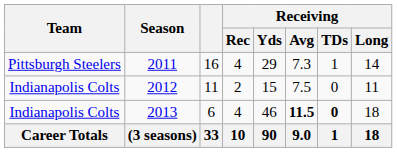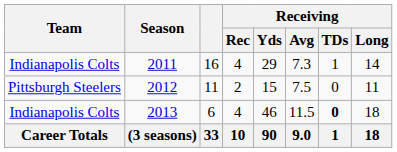(64, 64) Pittsburgh Steelers -> (64, 64) Indianapolis Colts
(64, 87) Indianapolis Colts -> (64, 87) Pittsburgh Steelers
(302, 111) bold -> (302, 111) normal
